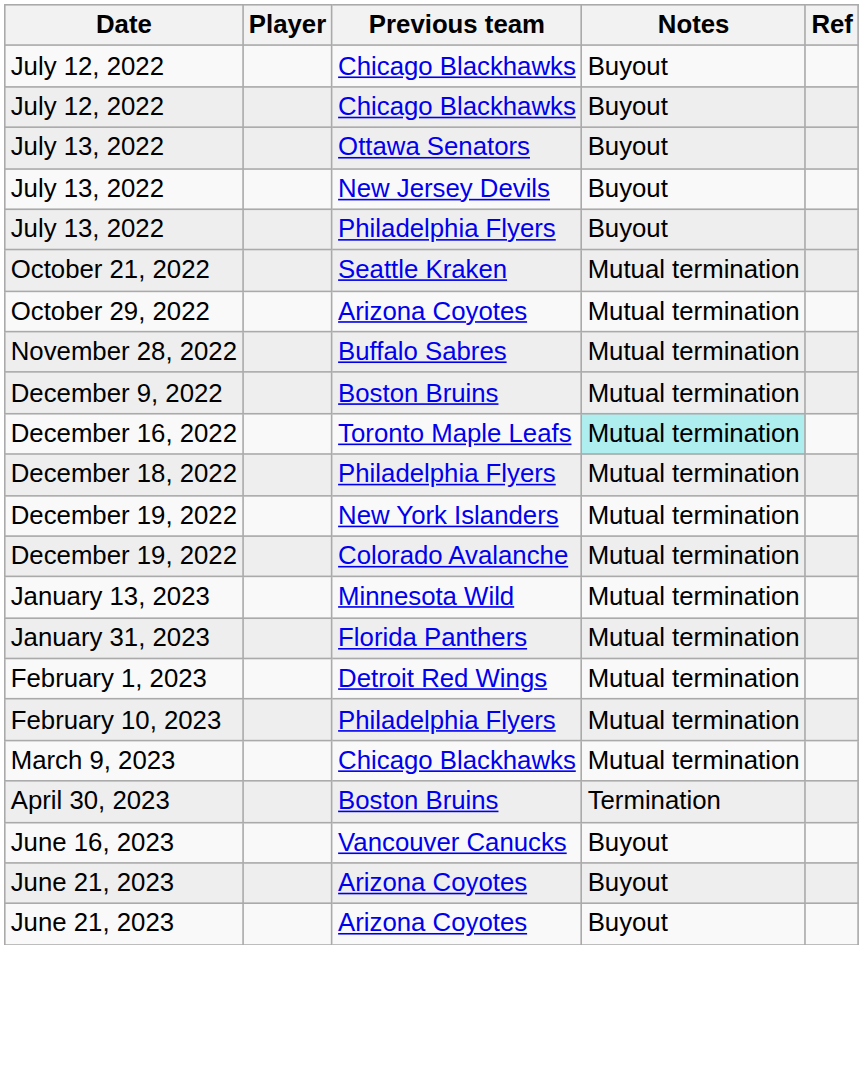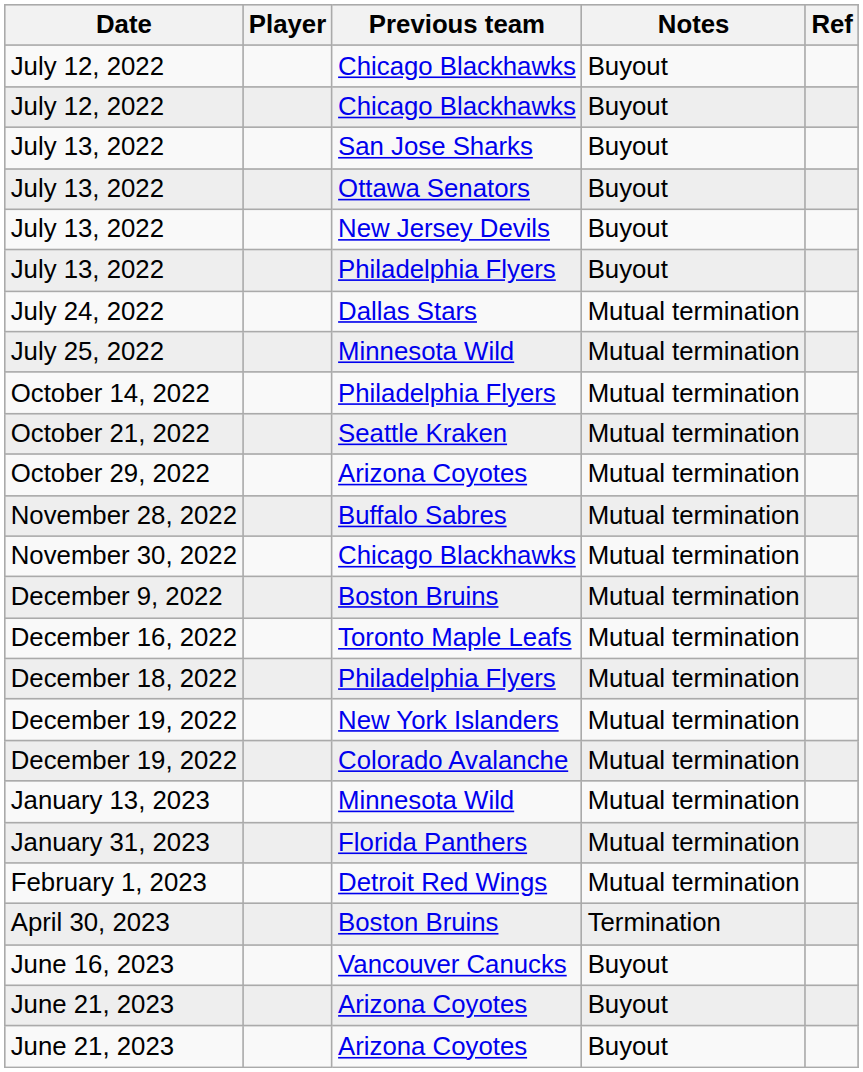+ row: (87, 147)
+ row: (87, 310)
+ row: (87, 351)
+ row: (110, 392)
+ row: (124, 556)
(694, 433) paleturquoise background -> (694, 637) no background
- row: (116, 719)
- row: (93, 760)
